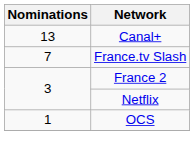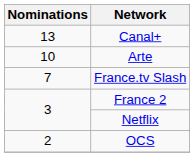+ row: (140, 57)
(48, 120) 1 -> (48, 141) 2
